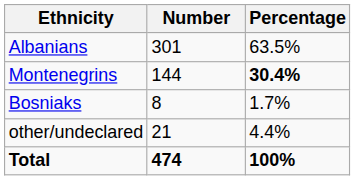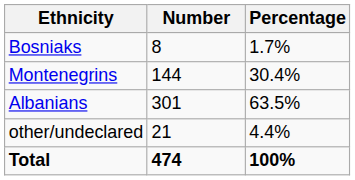rows swapped: (48, 47) <-> (45, 103)
(275, 75) bold -> (275, 75) normal
